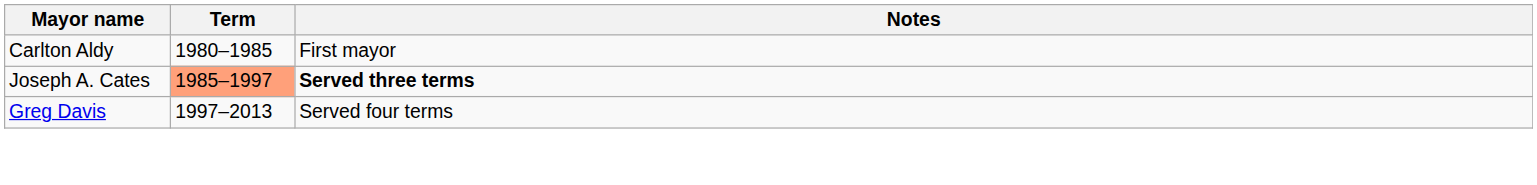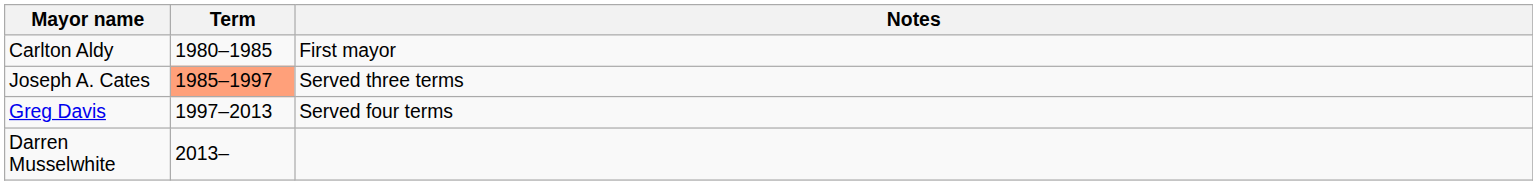(387, 81) bold -> (381, 81) normal
+ row: (62, 153)
